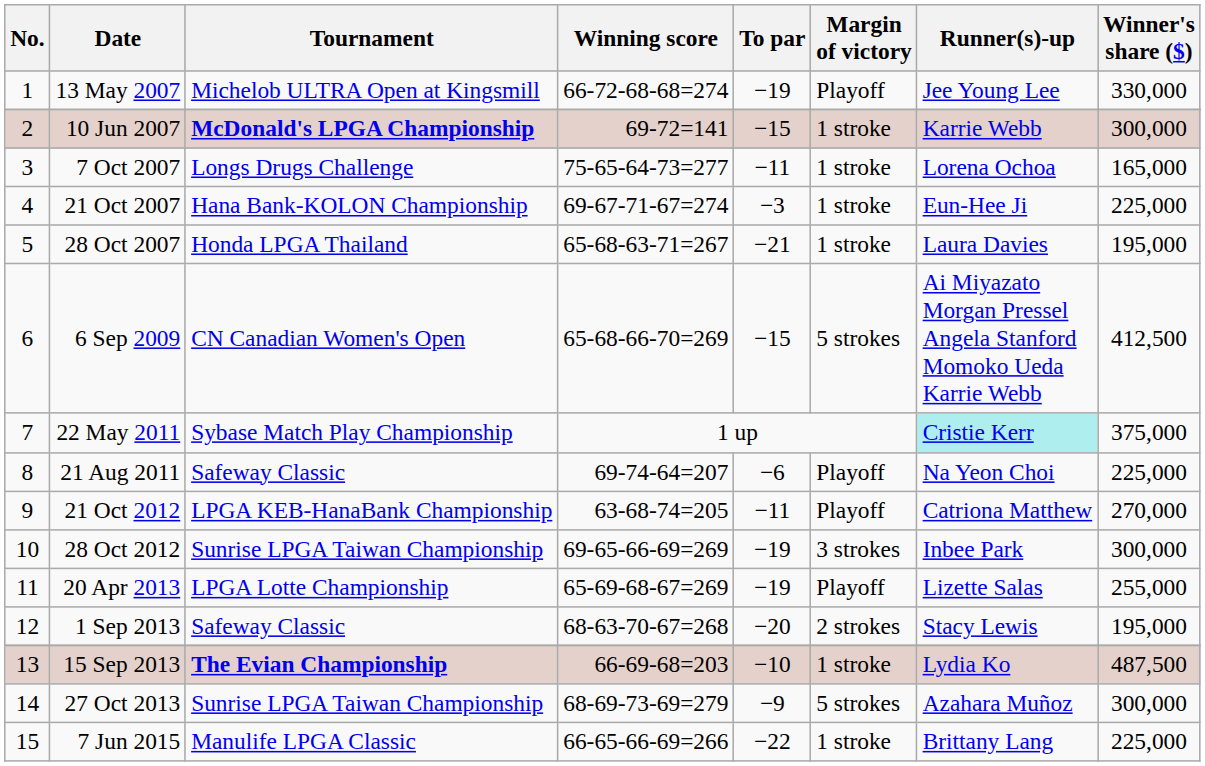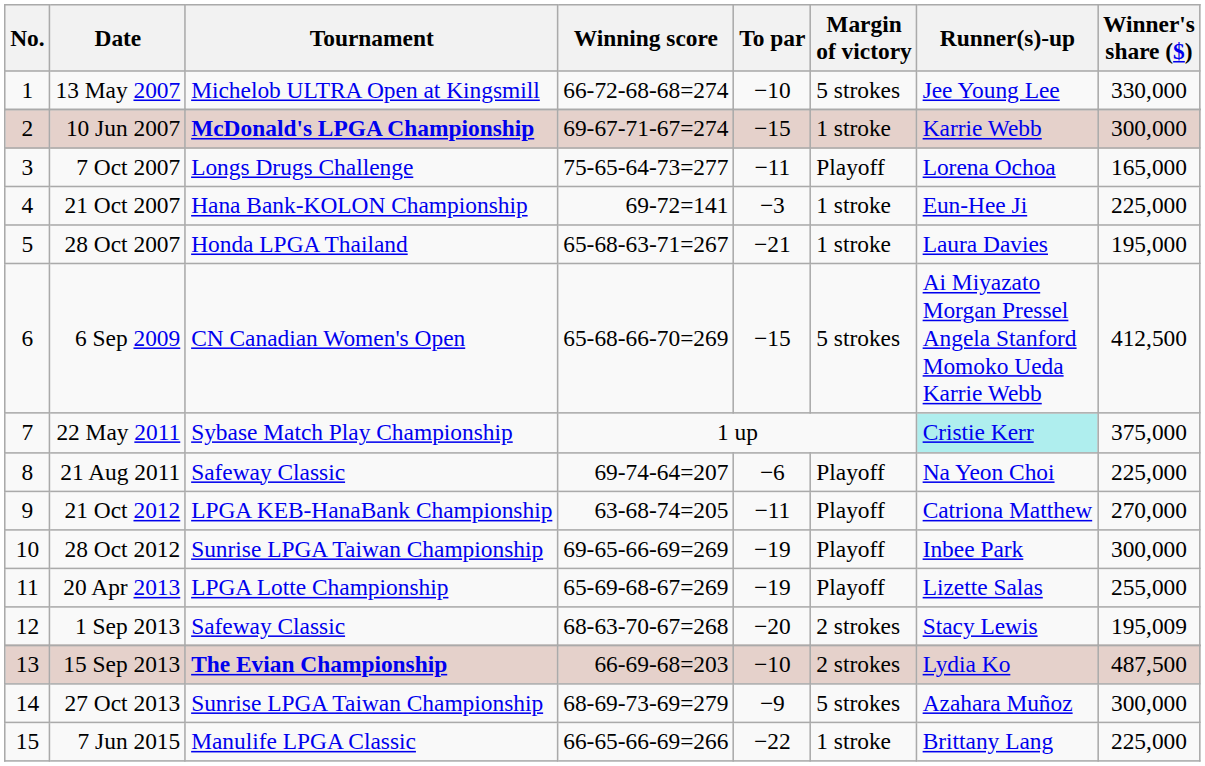(772, 90) −19 -> (772, 90) −10
(850, 90) Playoff -> (858, 90) 5 strokes
(677, 128) 69-72=141 -> (646, 128) 69-67-71-67=274
(854, 167) 1 stroke -> (850, 167) Playoff
(646, 206) 69-67-71-67=274 -> (677, 206) 69-72=141
(858, 548) 3 strokes -> (850, 548) Playoff
(1149, 625) 195,000 -> (1149, 625) 195,009
(854, 664) 1 stroke -> (858, 664) 2 strokes
